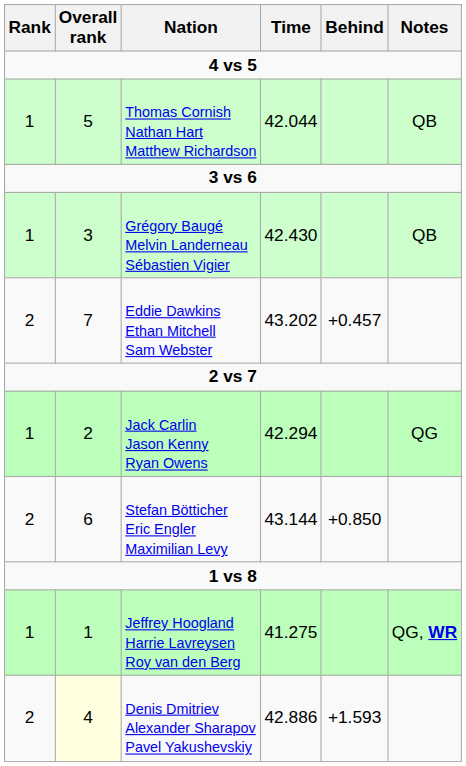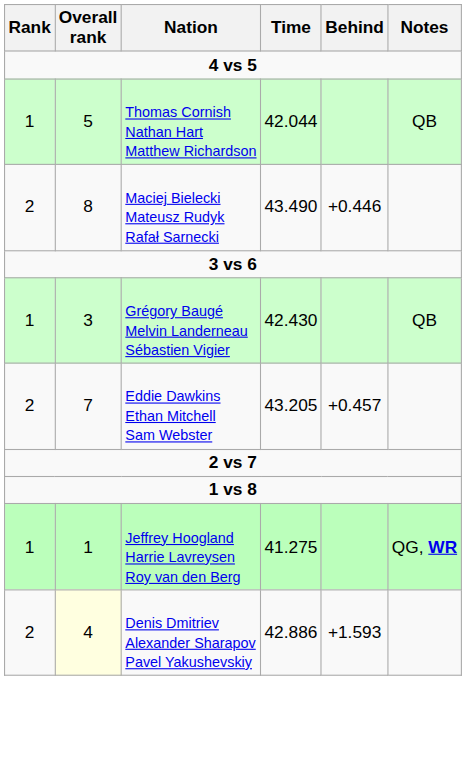+ row: (175, 218)
(291, 320) 43.202 -> (291, 406) 43.205
- row: (167, 444)
- row: (177, 530)
